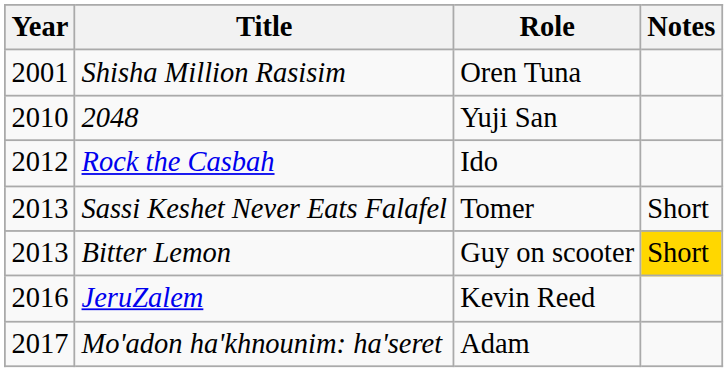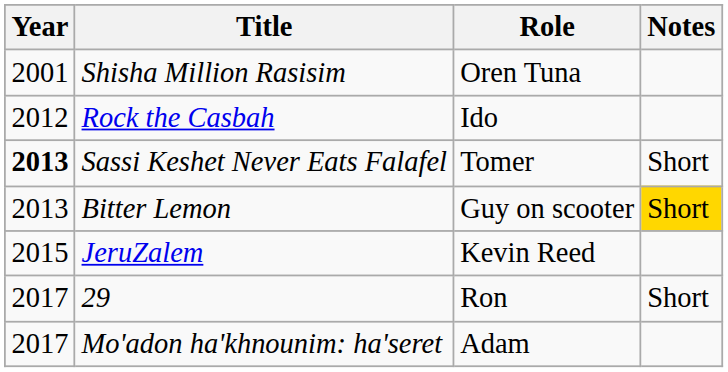- row: (110, 117)
(40, 207) normal -> (40, 162) bold
(40, 298) 2016 -> (40, 252) 2015
+ row: (96, 298)
